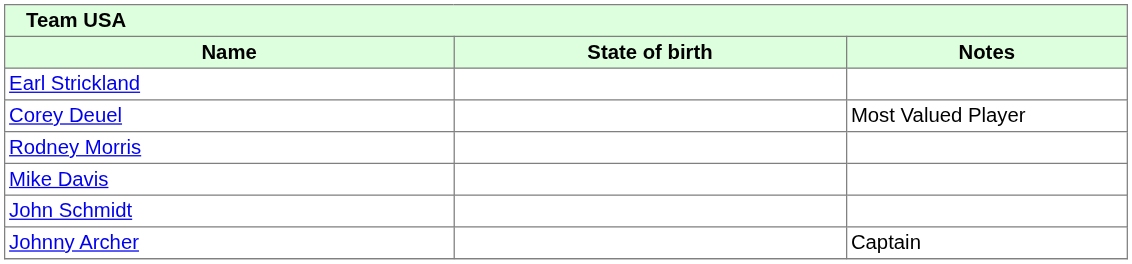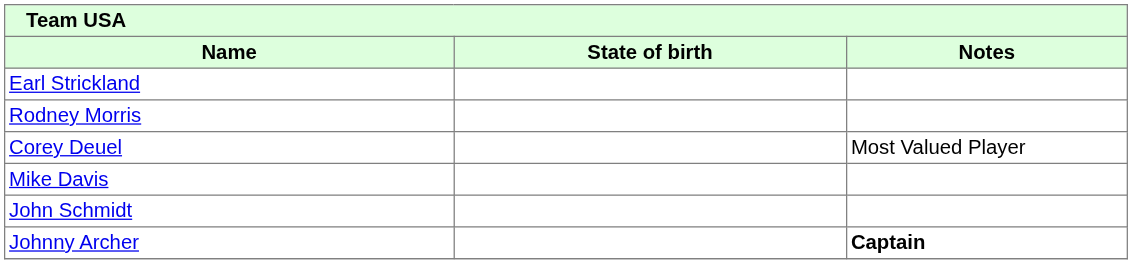rows swapped: (75, 147) <-> (66, 115)
(886, 242) normal -> (888, 242) bold
